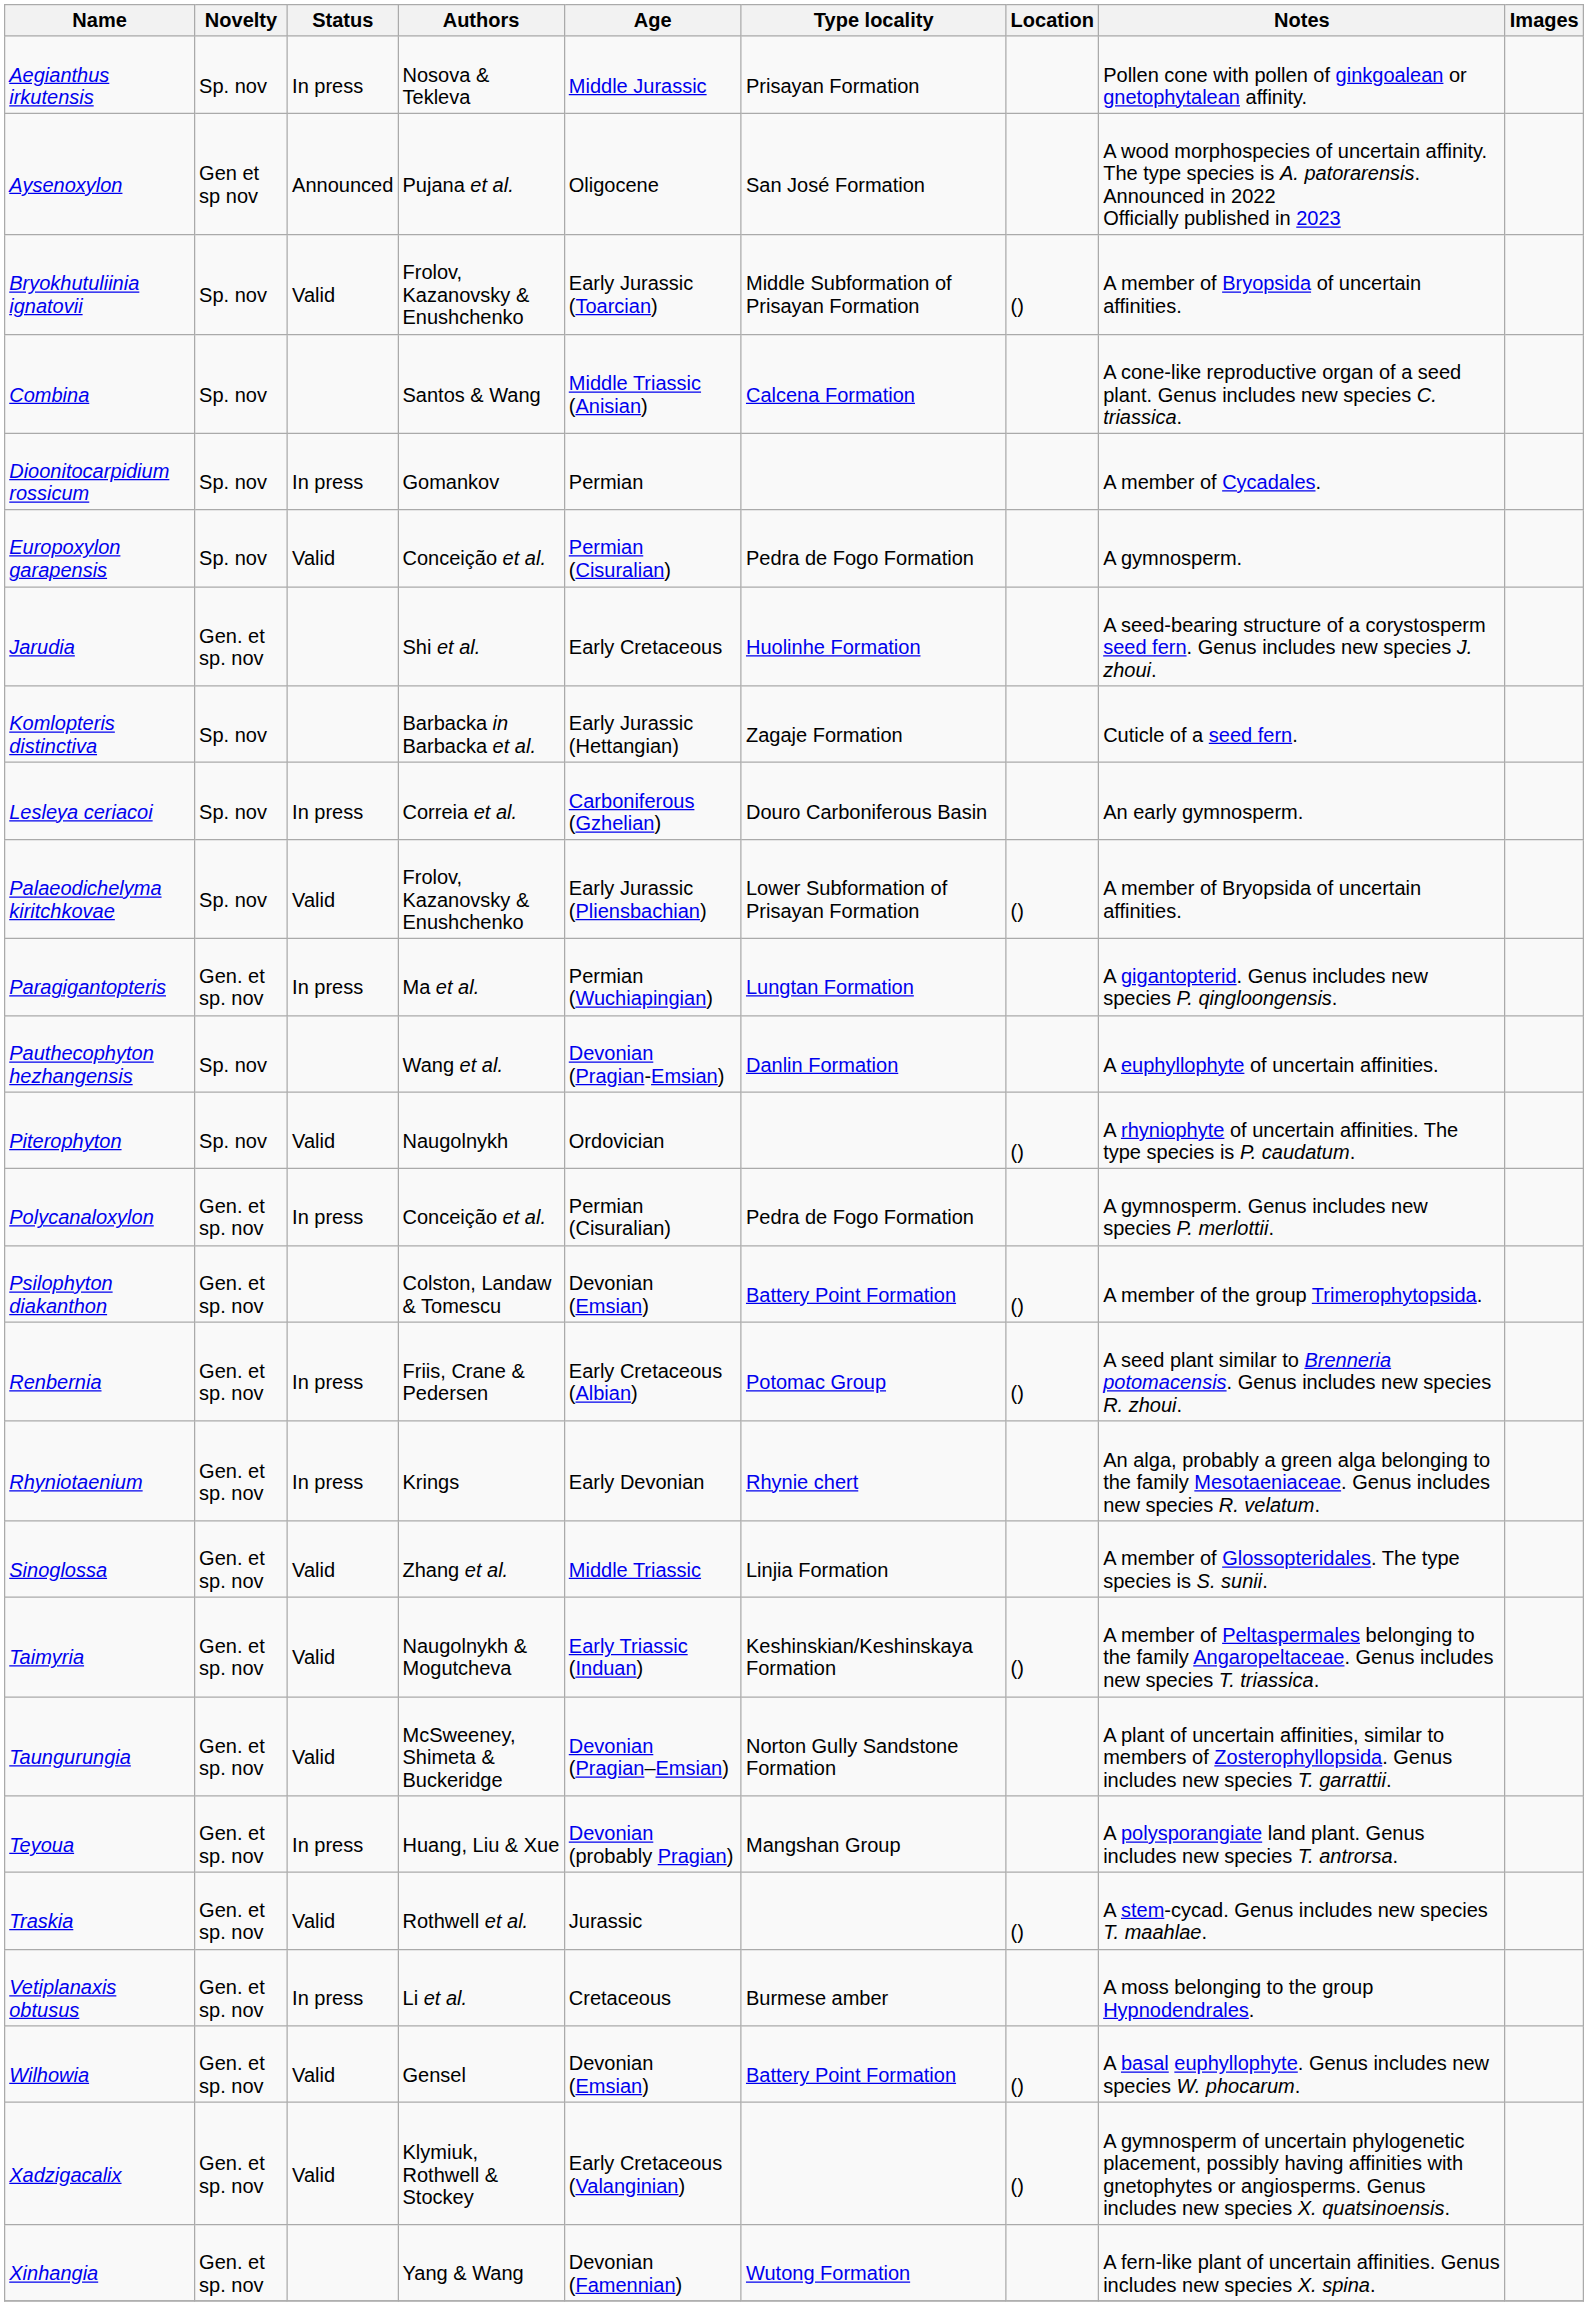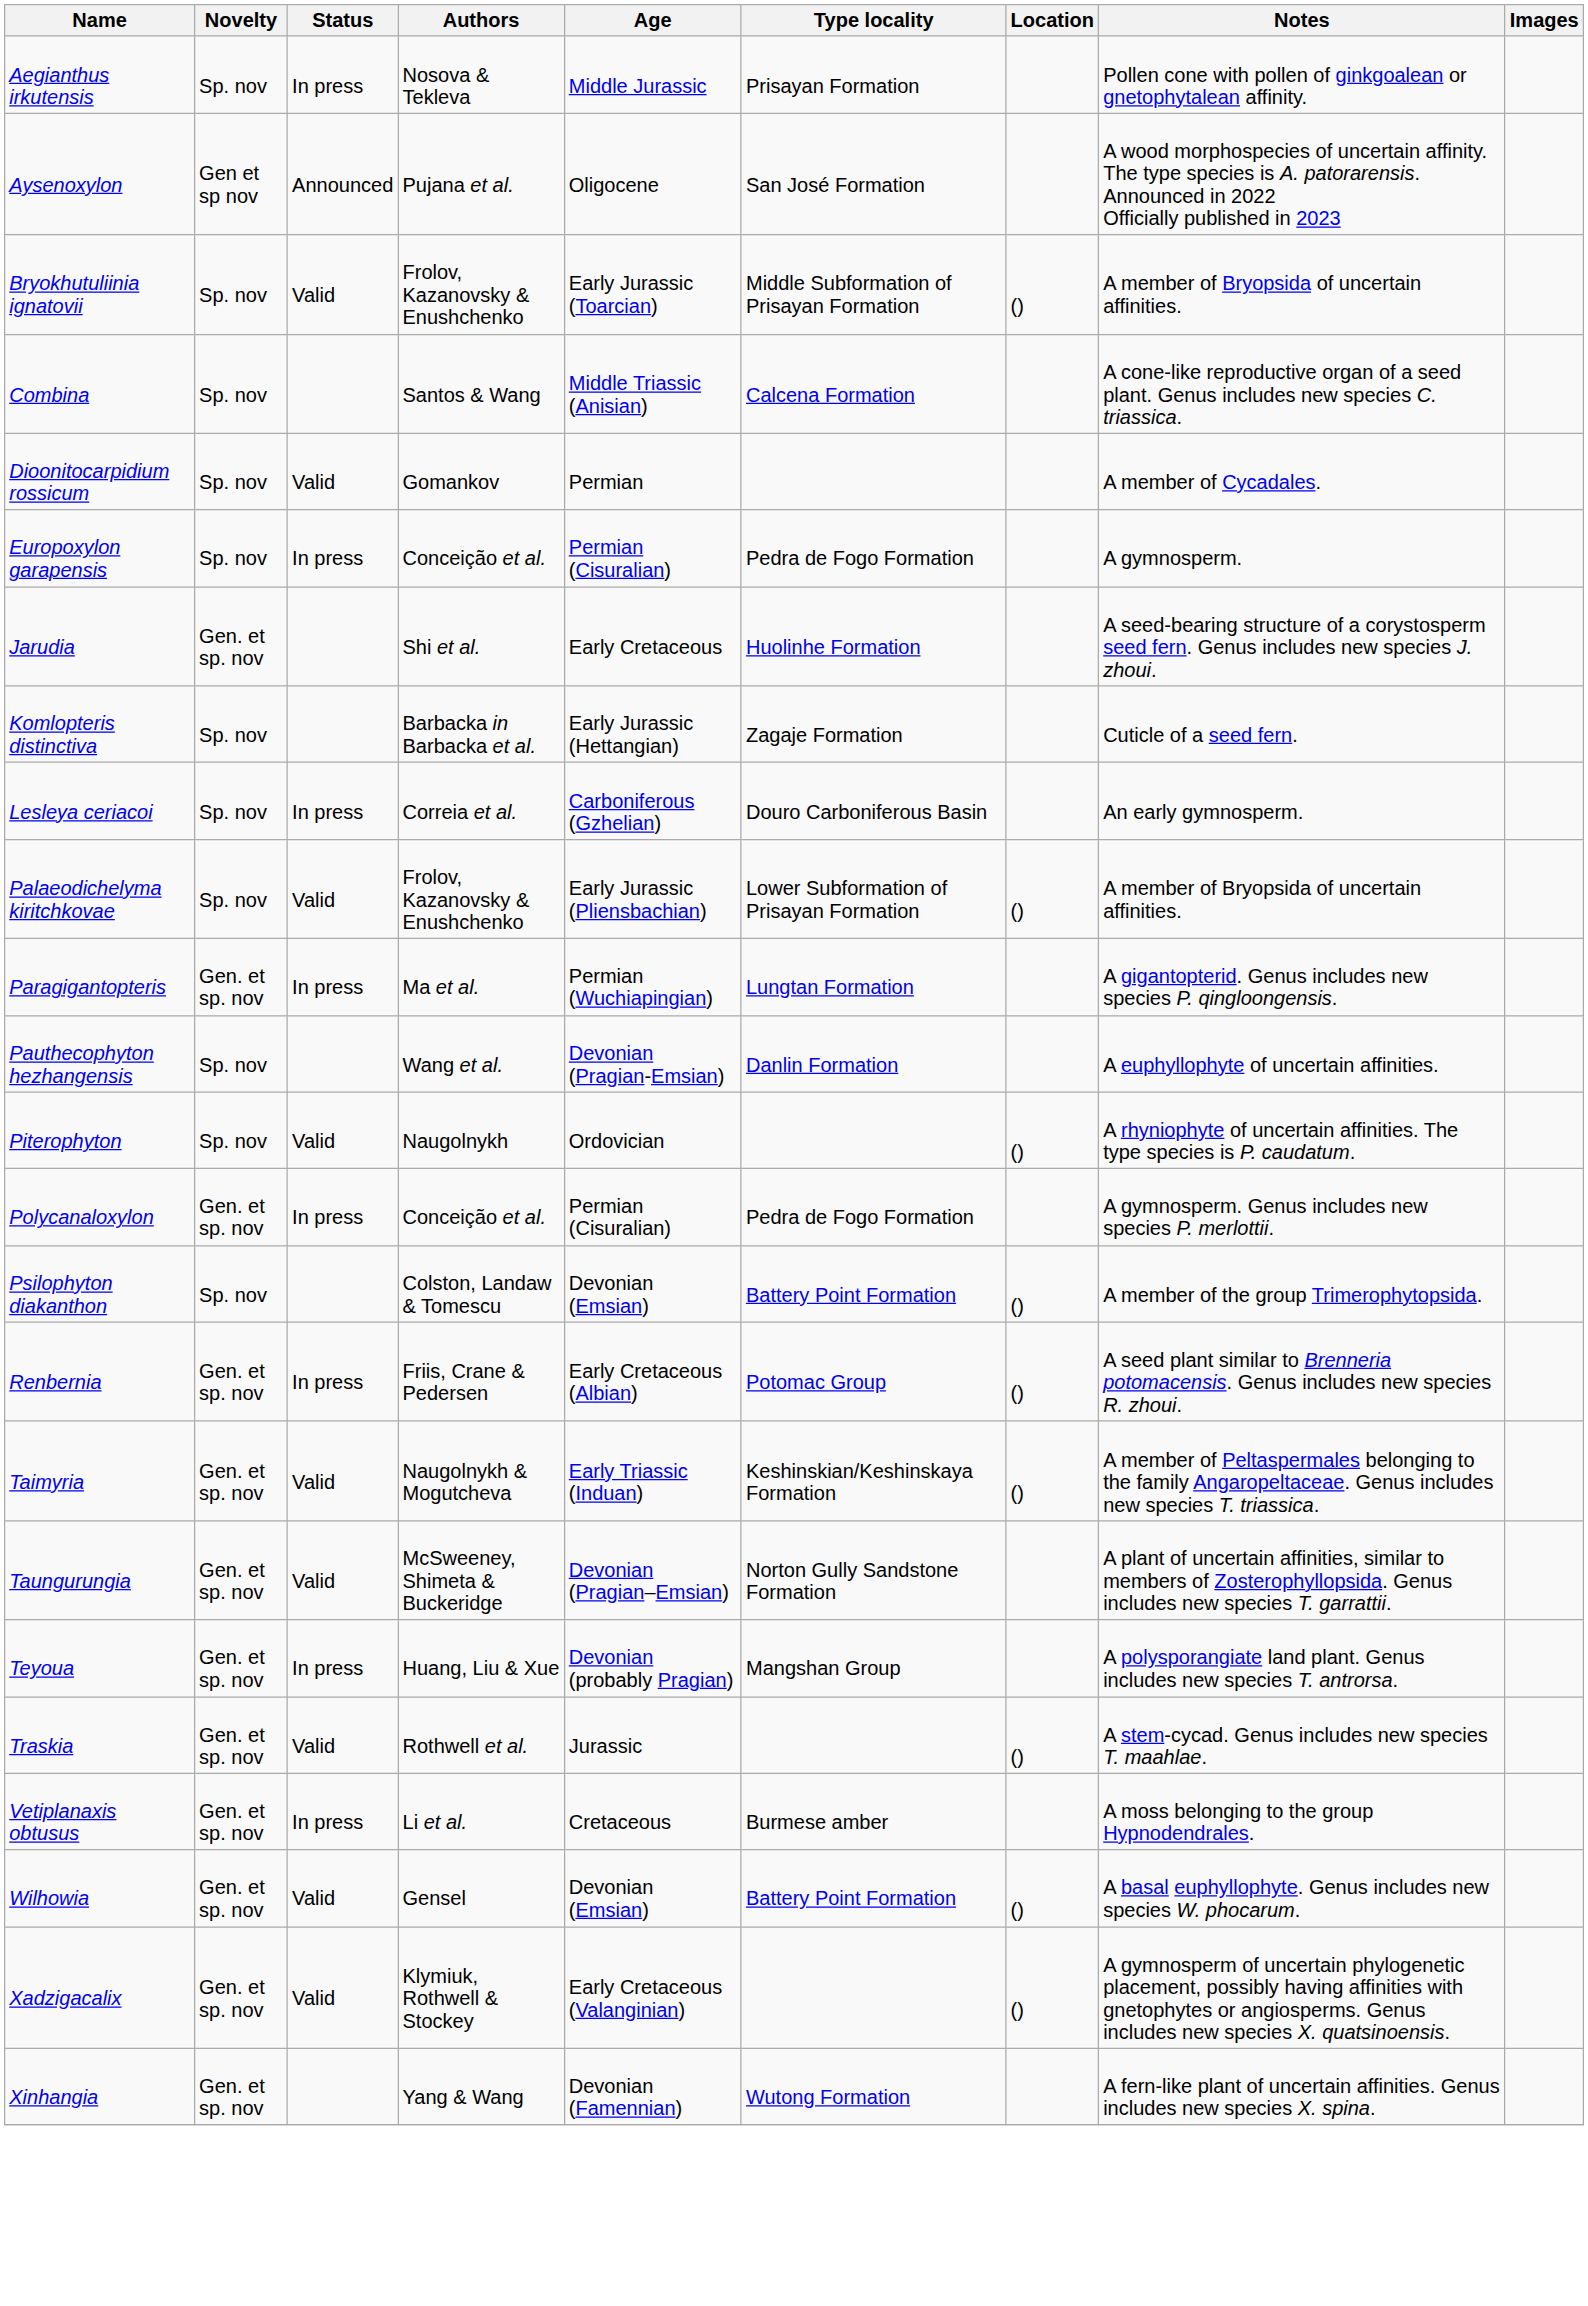(328, 482) In press -> (314, 482) Valid
(314, 559) Valid -> (328, 559) In press
(232, 1294) Gen. et sp. nov -> (233, 1294) Sp. nov
- row: (76, 1482)
- row: (58, 1570)
